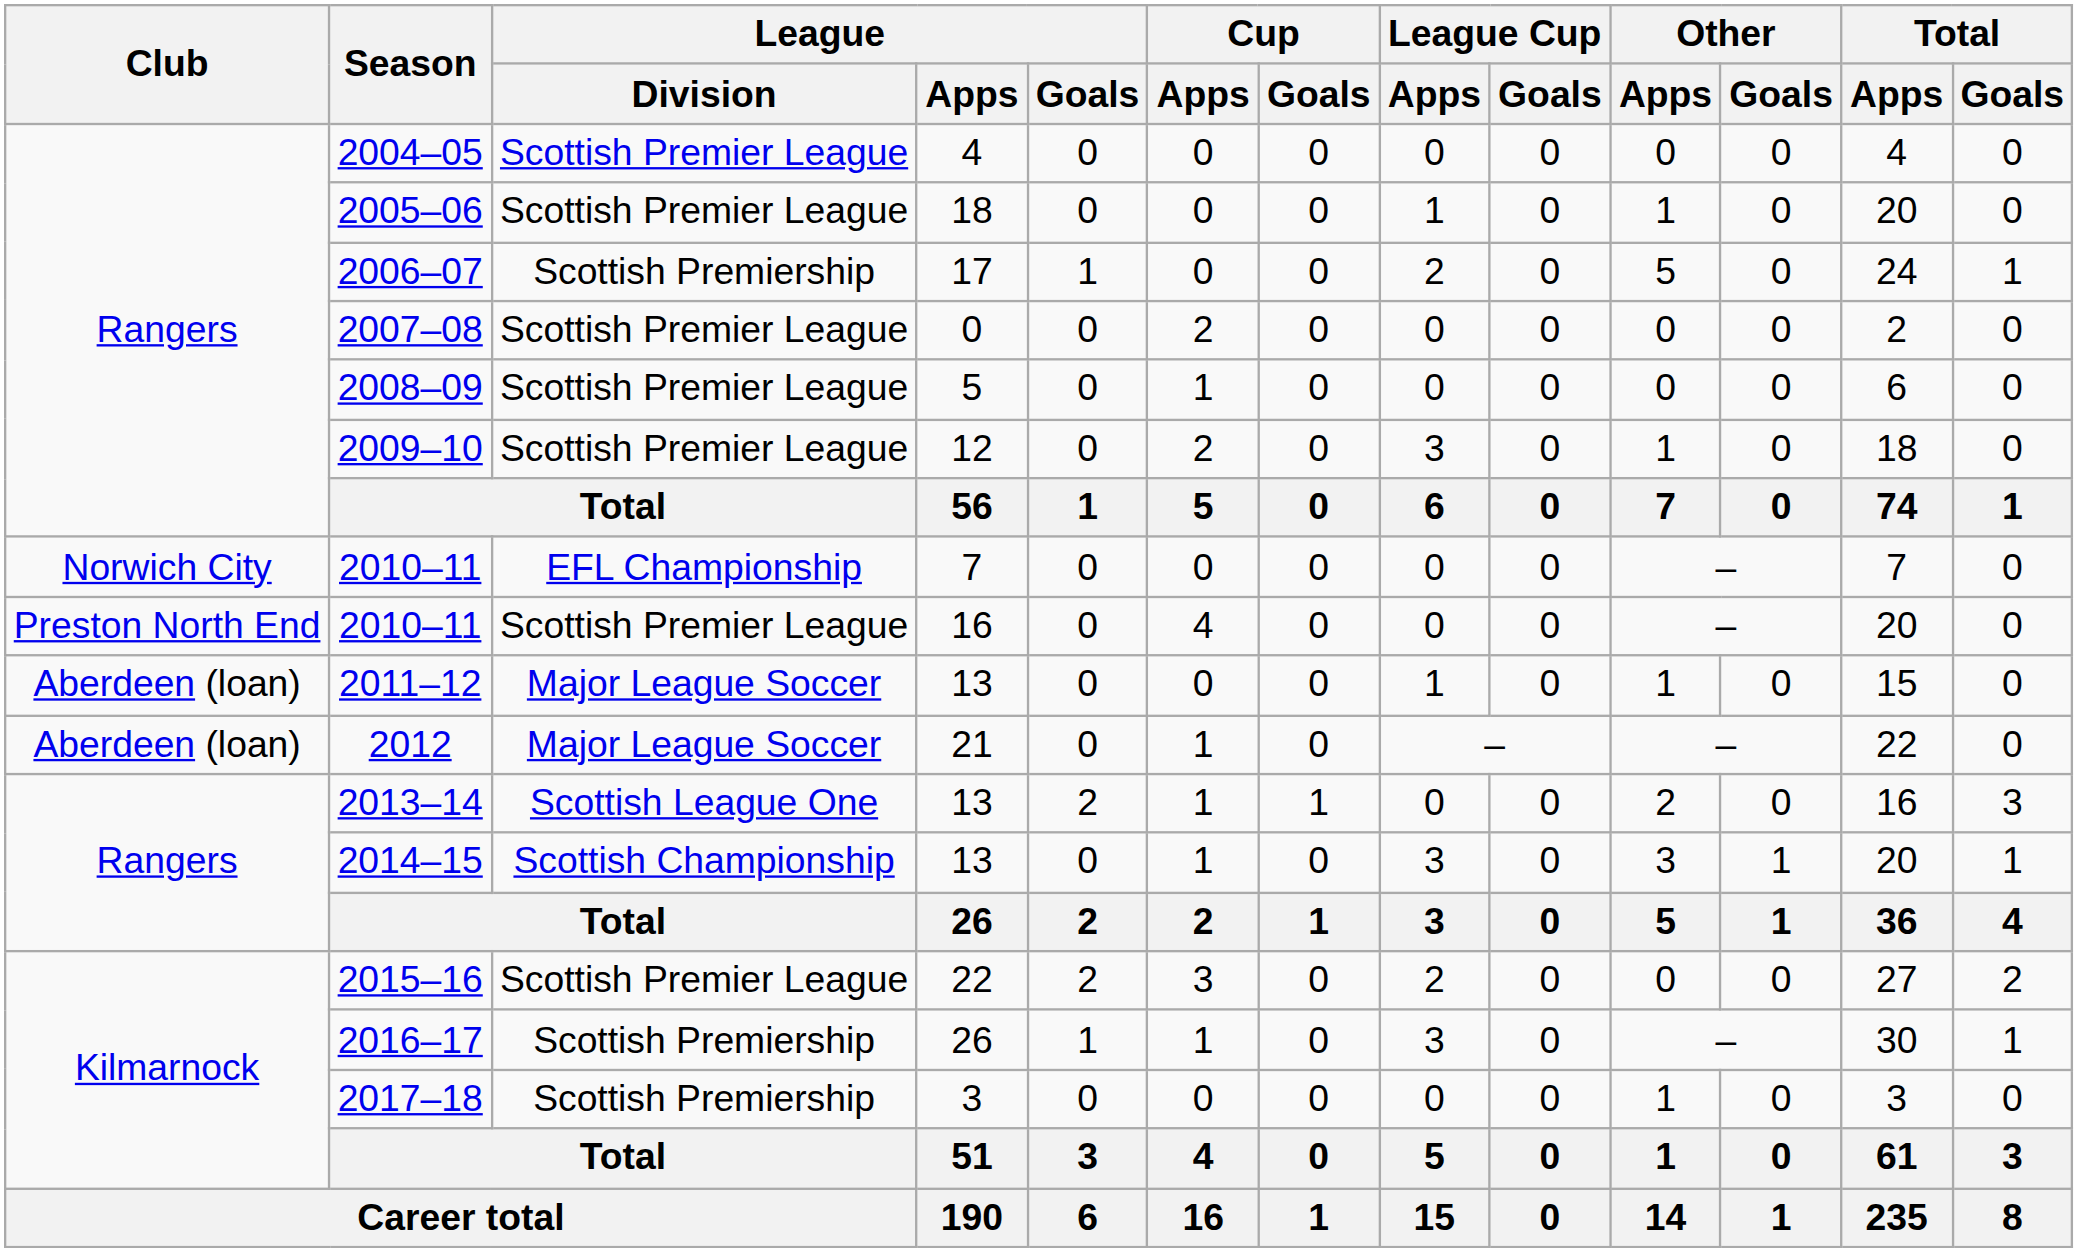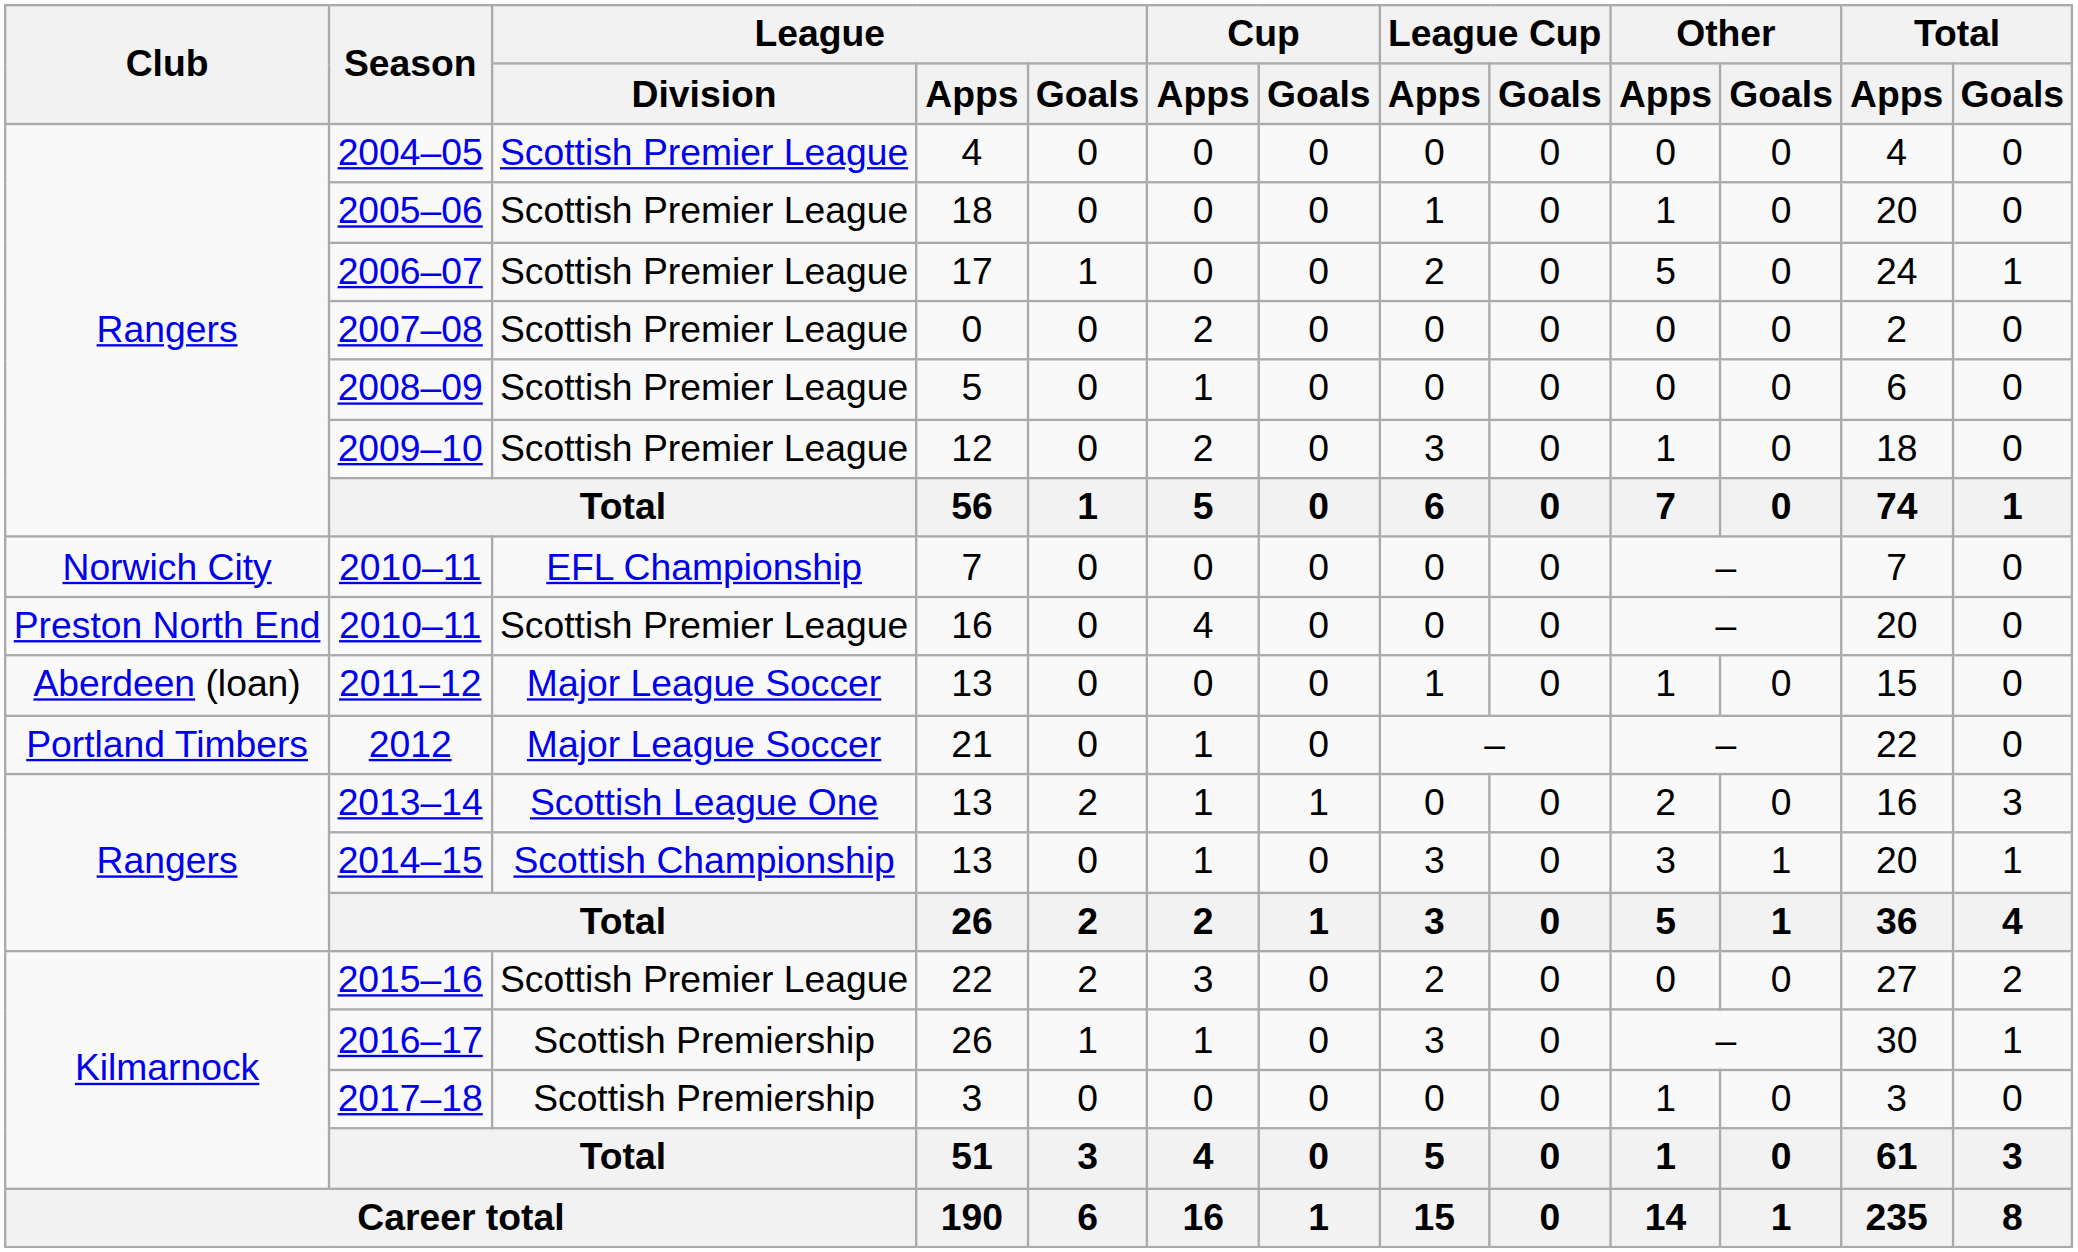(704, 270) Scottish Premiership -> (704, 270) Scottish Premier League
(167, 743) Aberdeen (loan) -> (167, 743) Portland Timbers
